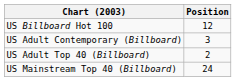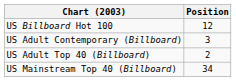(208, 69) 24 -> (208, 69) 34
